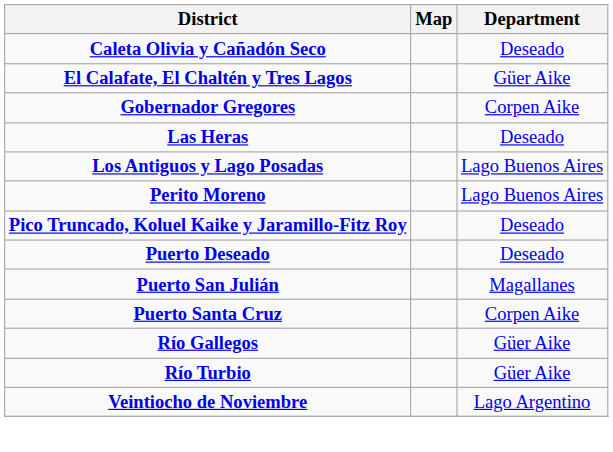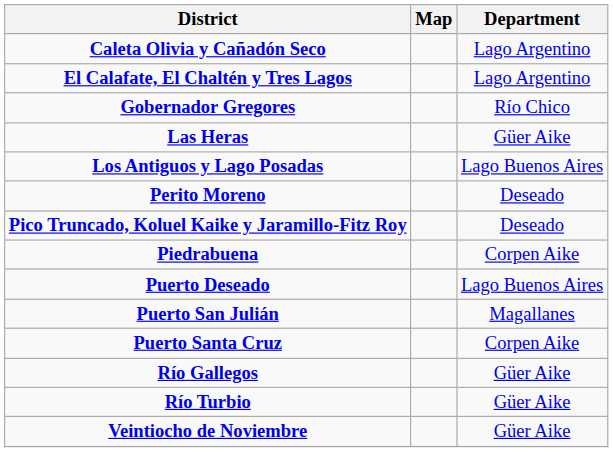(532, 48) Deseado -> (532, 48) Lago Argentino
(532, 78) Güer Aike -> (532, 78) Lago Argentino
(532, 107) Corpen Aike -> (532, 107) Río Chico
(532, 136) Deseado -> (532, 136) Güer Aike
(532, 195) Lago Buenos Aires -> (532, 195) Deseado
+ row: (208, 254)
(532, 254) Deseado -> (532, 284) Lago Buenos Aires
(532, 401) Lago Argentino -> (532, 431) Güer Aike
